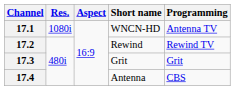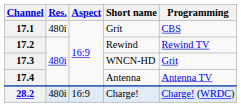(60, 28) 1080i -> (57, 28) 480i
(135, 28) WNCN-HD -> (114, 28) Grit
(192, 28) Antenna TV -> (171, 28) CBS
(119, 61) Grit -> (131, 61) WNCN-HD
(176, 77) CBS -> (187, 77) Antenna TV
+ row: (25, 94)
